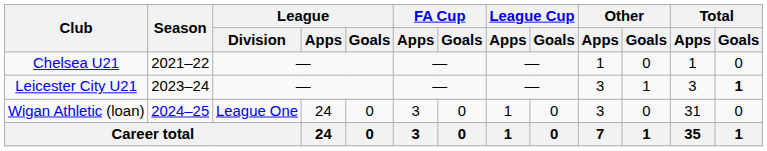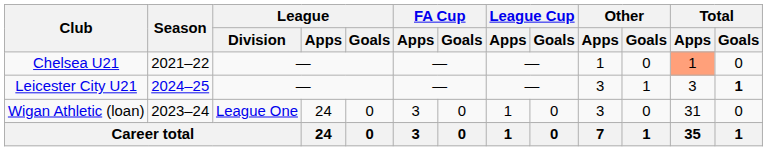(692, 63) no background -> (692, 63) lightsalmon background
(180, 87) 2023–24 -> (180, 87) 2024–25
(180, 110) 2024–25 -> (180, 110) 2023–24
